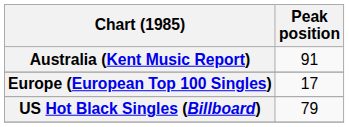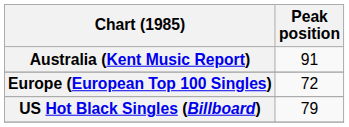(310, 84) 17 -> (310, 84) 72
